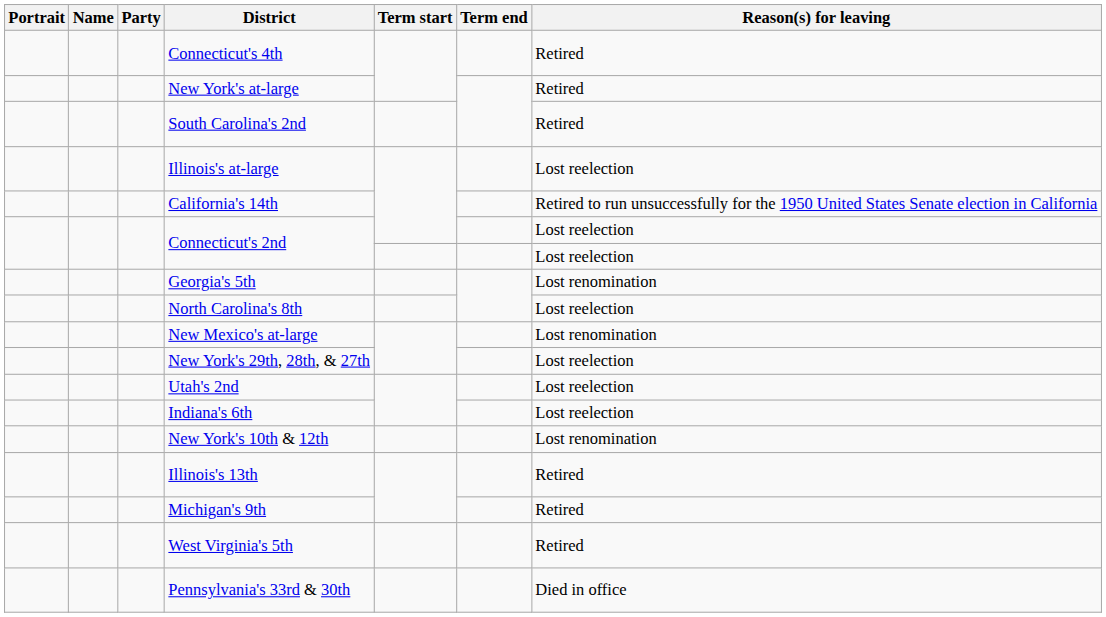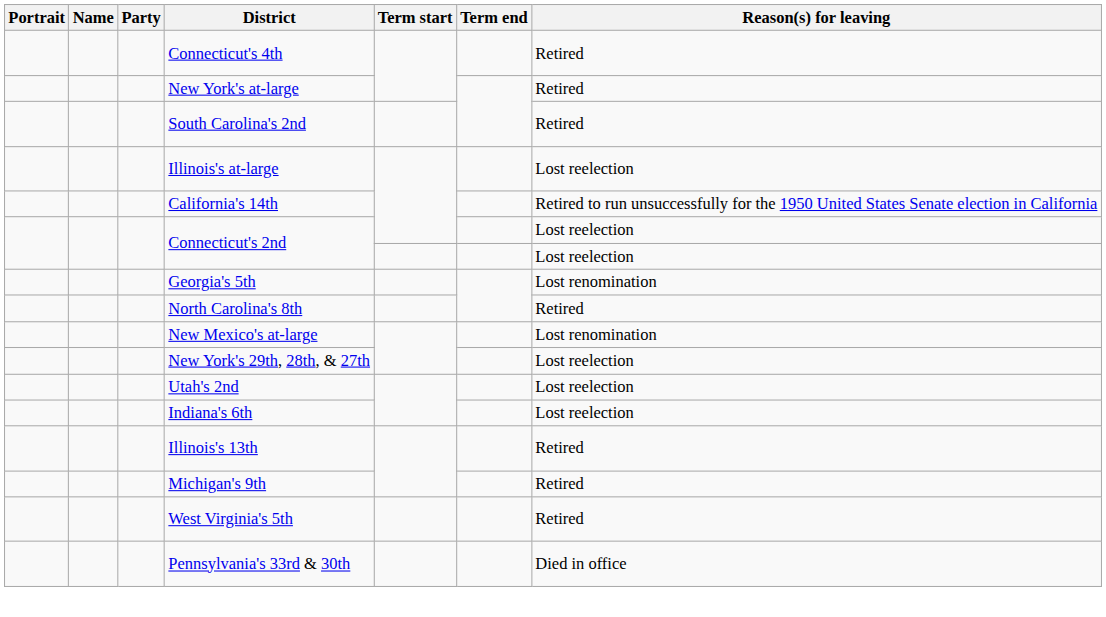(585, 308) Lost reelection -> (560, 308) Retired
- row: (37, 439)
